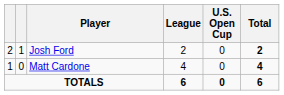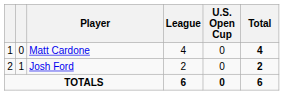rows swapped: (60, 67) <-> (51, 51)
